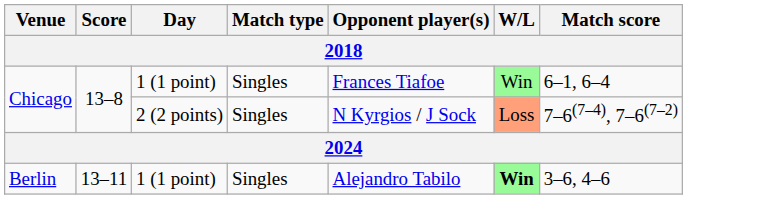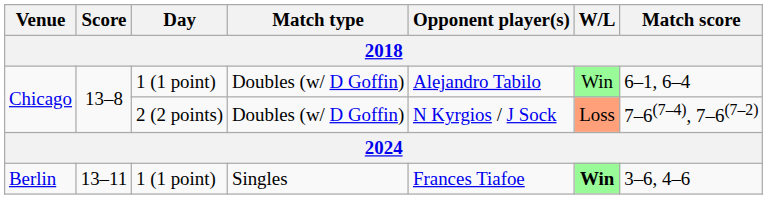(260, 82) Singles -> (318, 82) Doubles (w/ D Goffin)
(388, 82) Frances Tiafoe -> (477, 82) Alejandro Tabilo
(260, 114) Singles -> (318, 114) Doubles (w/ D Goffin)
(396, 178) Alejandro Tabilo -> (469, 178) Frances Tiafoe
